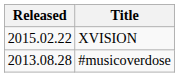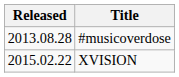rows swapped: (125, 60) <-> (108, 38)
